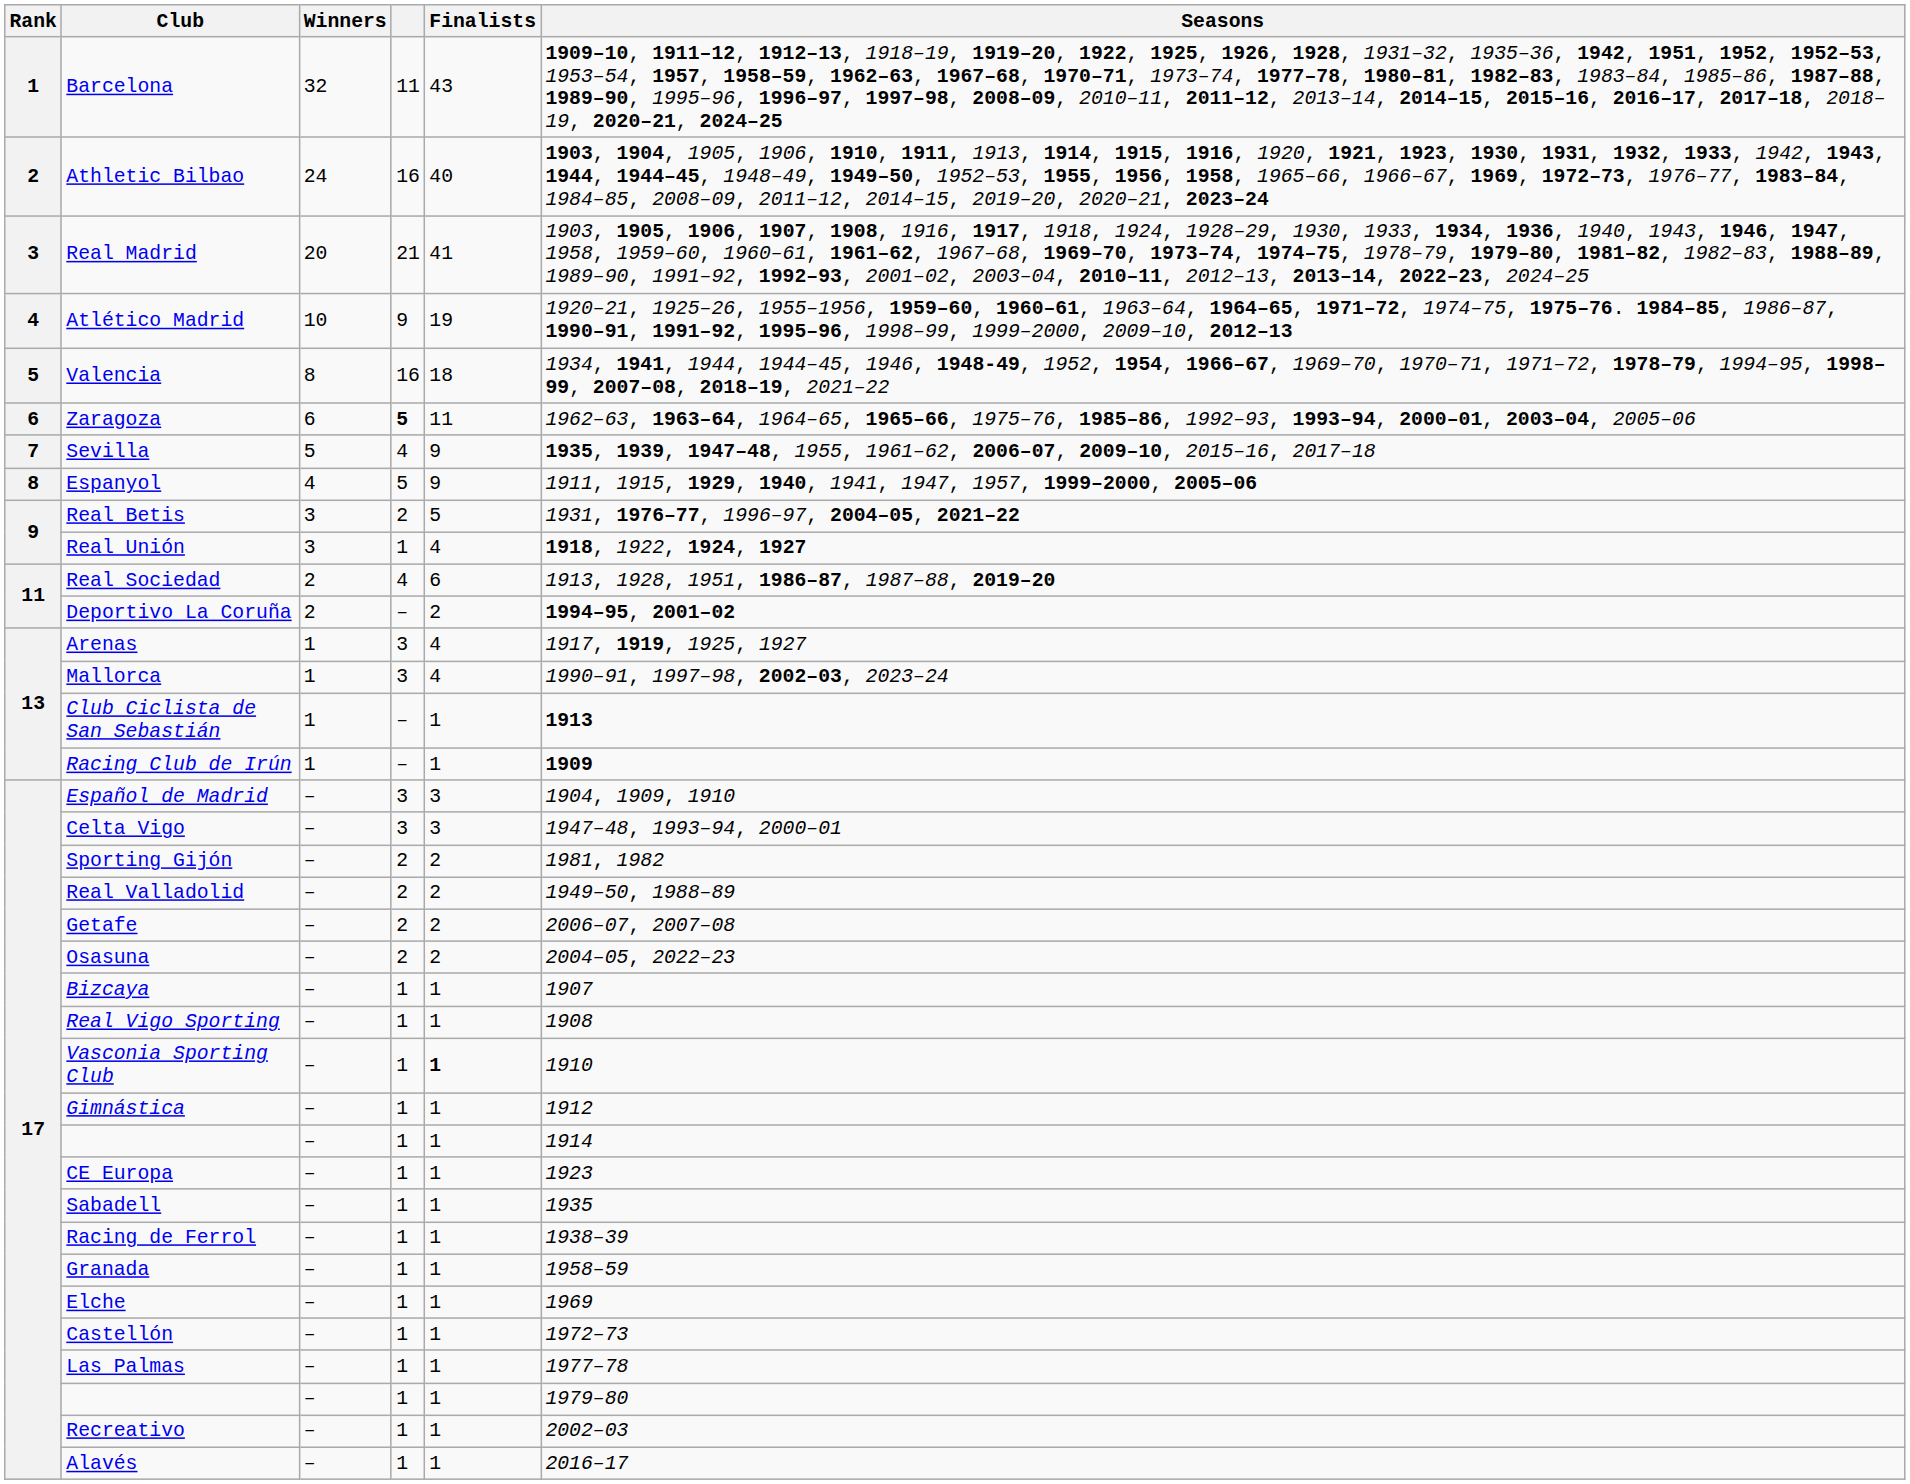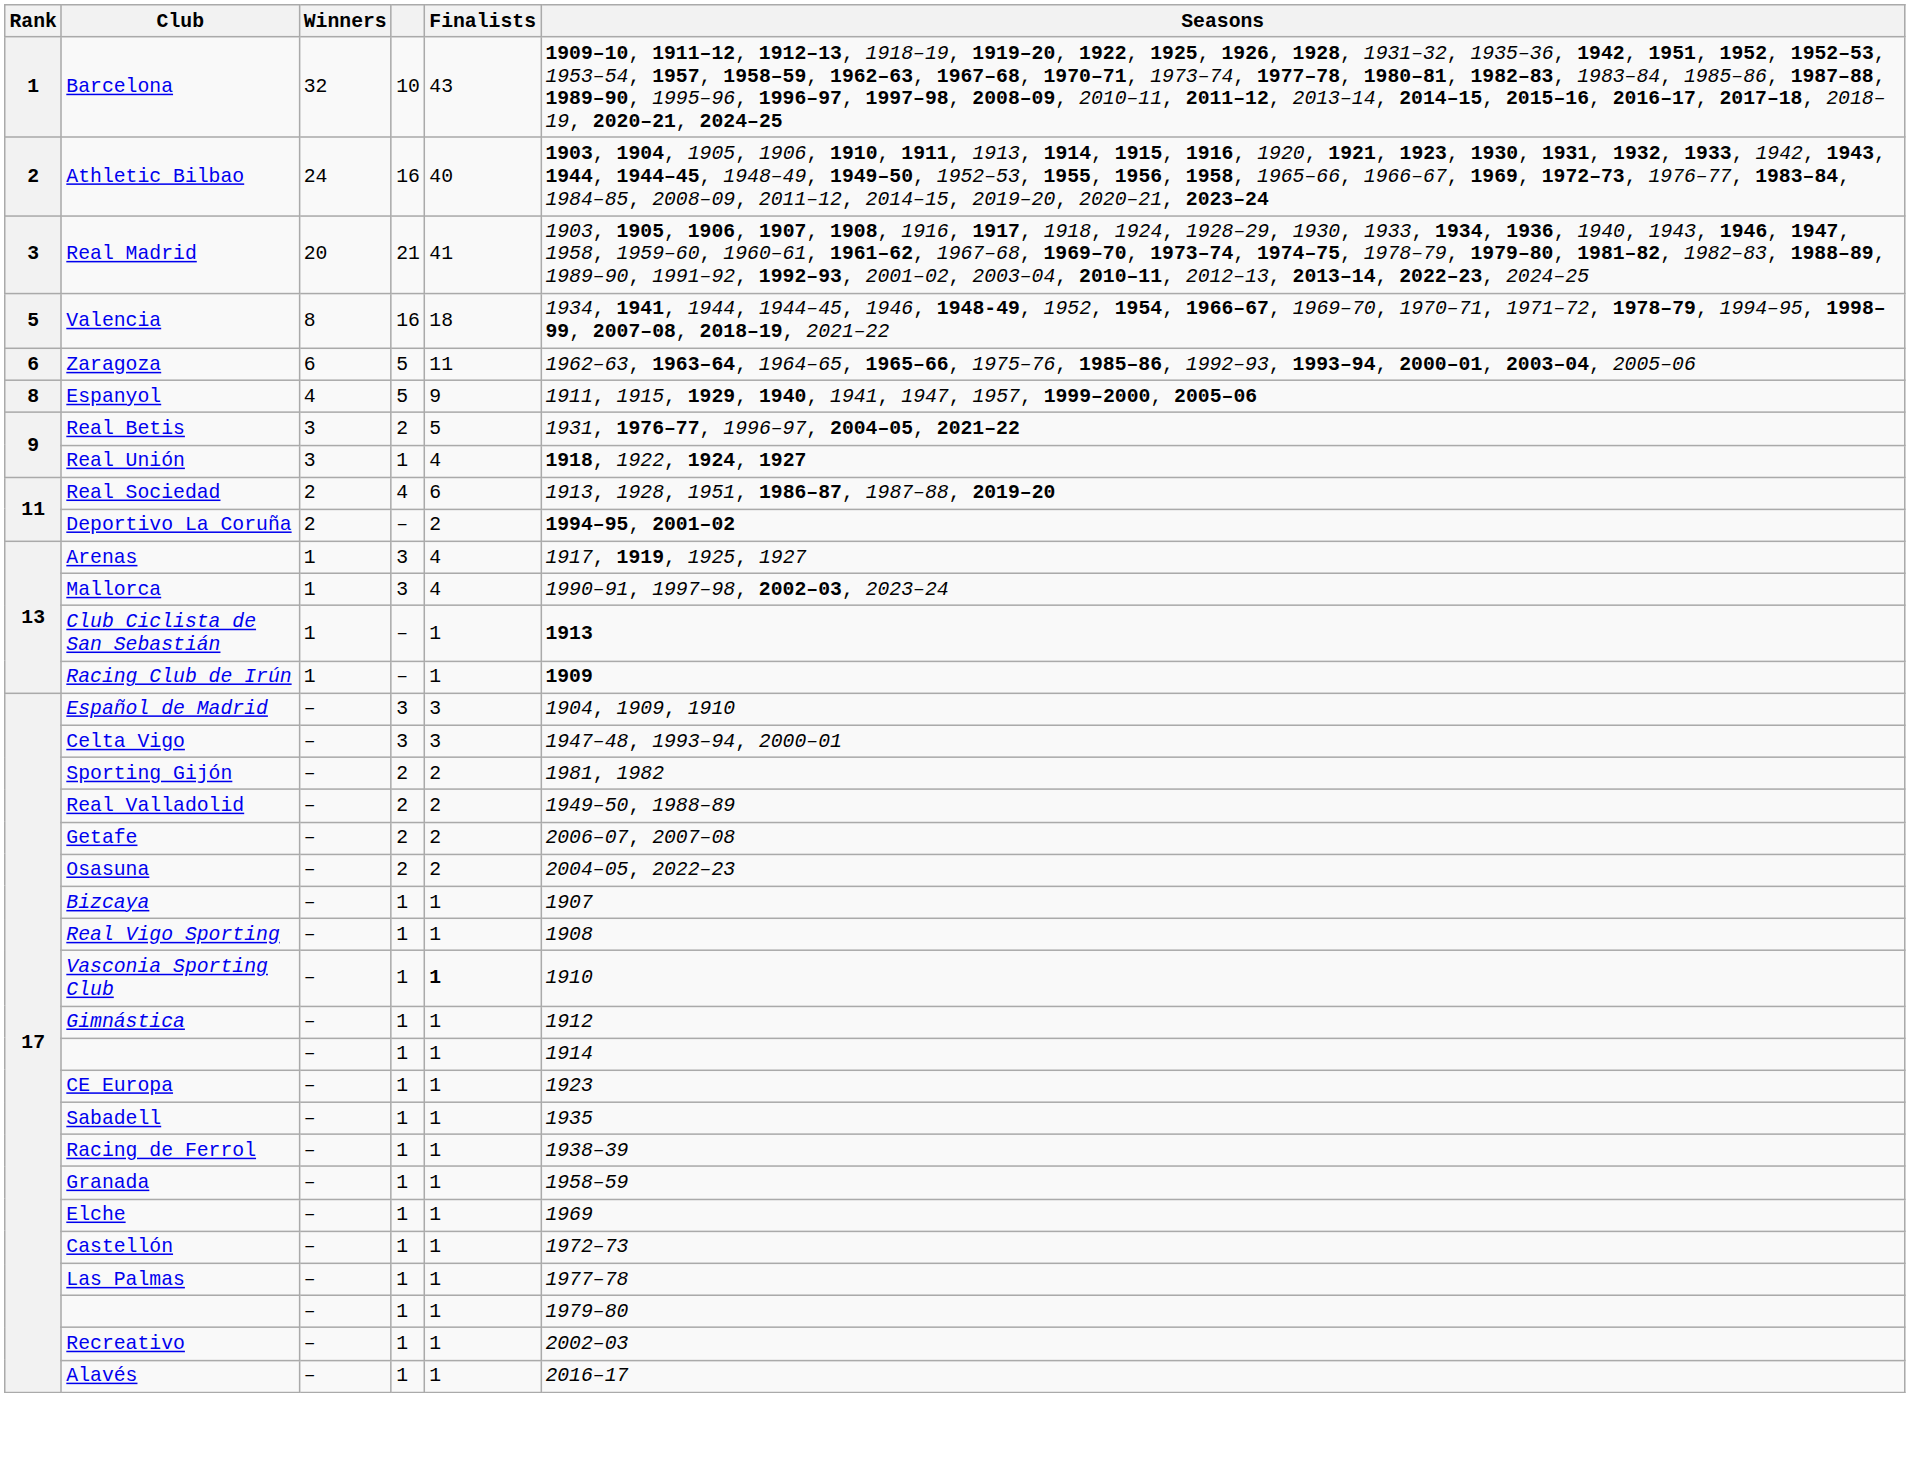(408, 87) 11 -> (408, 87) 10
- row: (33, 321)
(402, 419) bold -> (402, 364) normal
- row: (33, 451)
